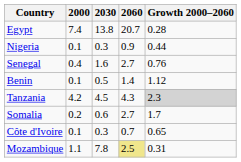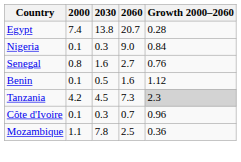(128, 47) 0.9 -> (128, 47) 9.0
(157, 47) 0.44 -> (157, 47) 0.84
(75, 64) 0.4 -> (75, 64) 0.8
(128, 81) 1.4 -> (128, 81) 1.6
(128, 98) 4.3 -> (128, 98) 7.3
- row: (24, 115)
(157, 132) 0.65 -> (157, 115) 0.96
(128, 149) khaki background -> (128, 132) no background
(157, 149) 0.31 -> (157, 132) 0.36
